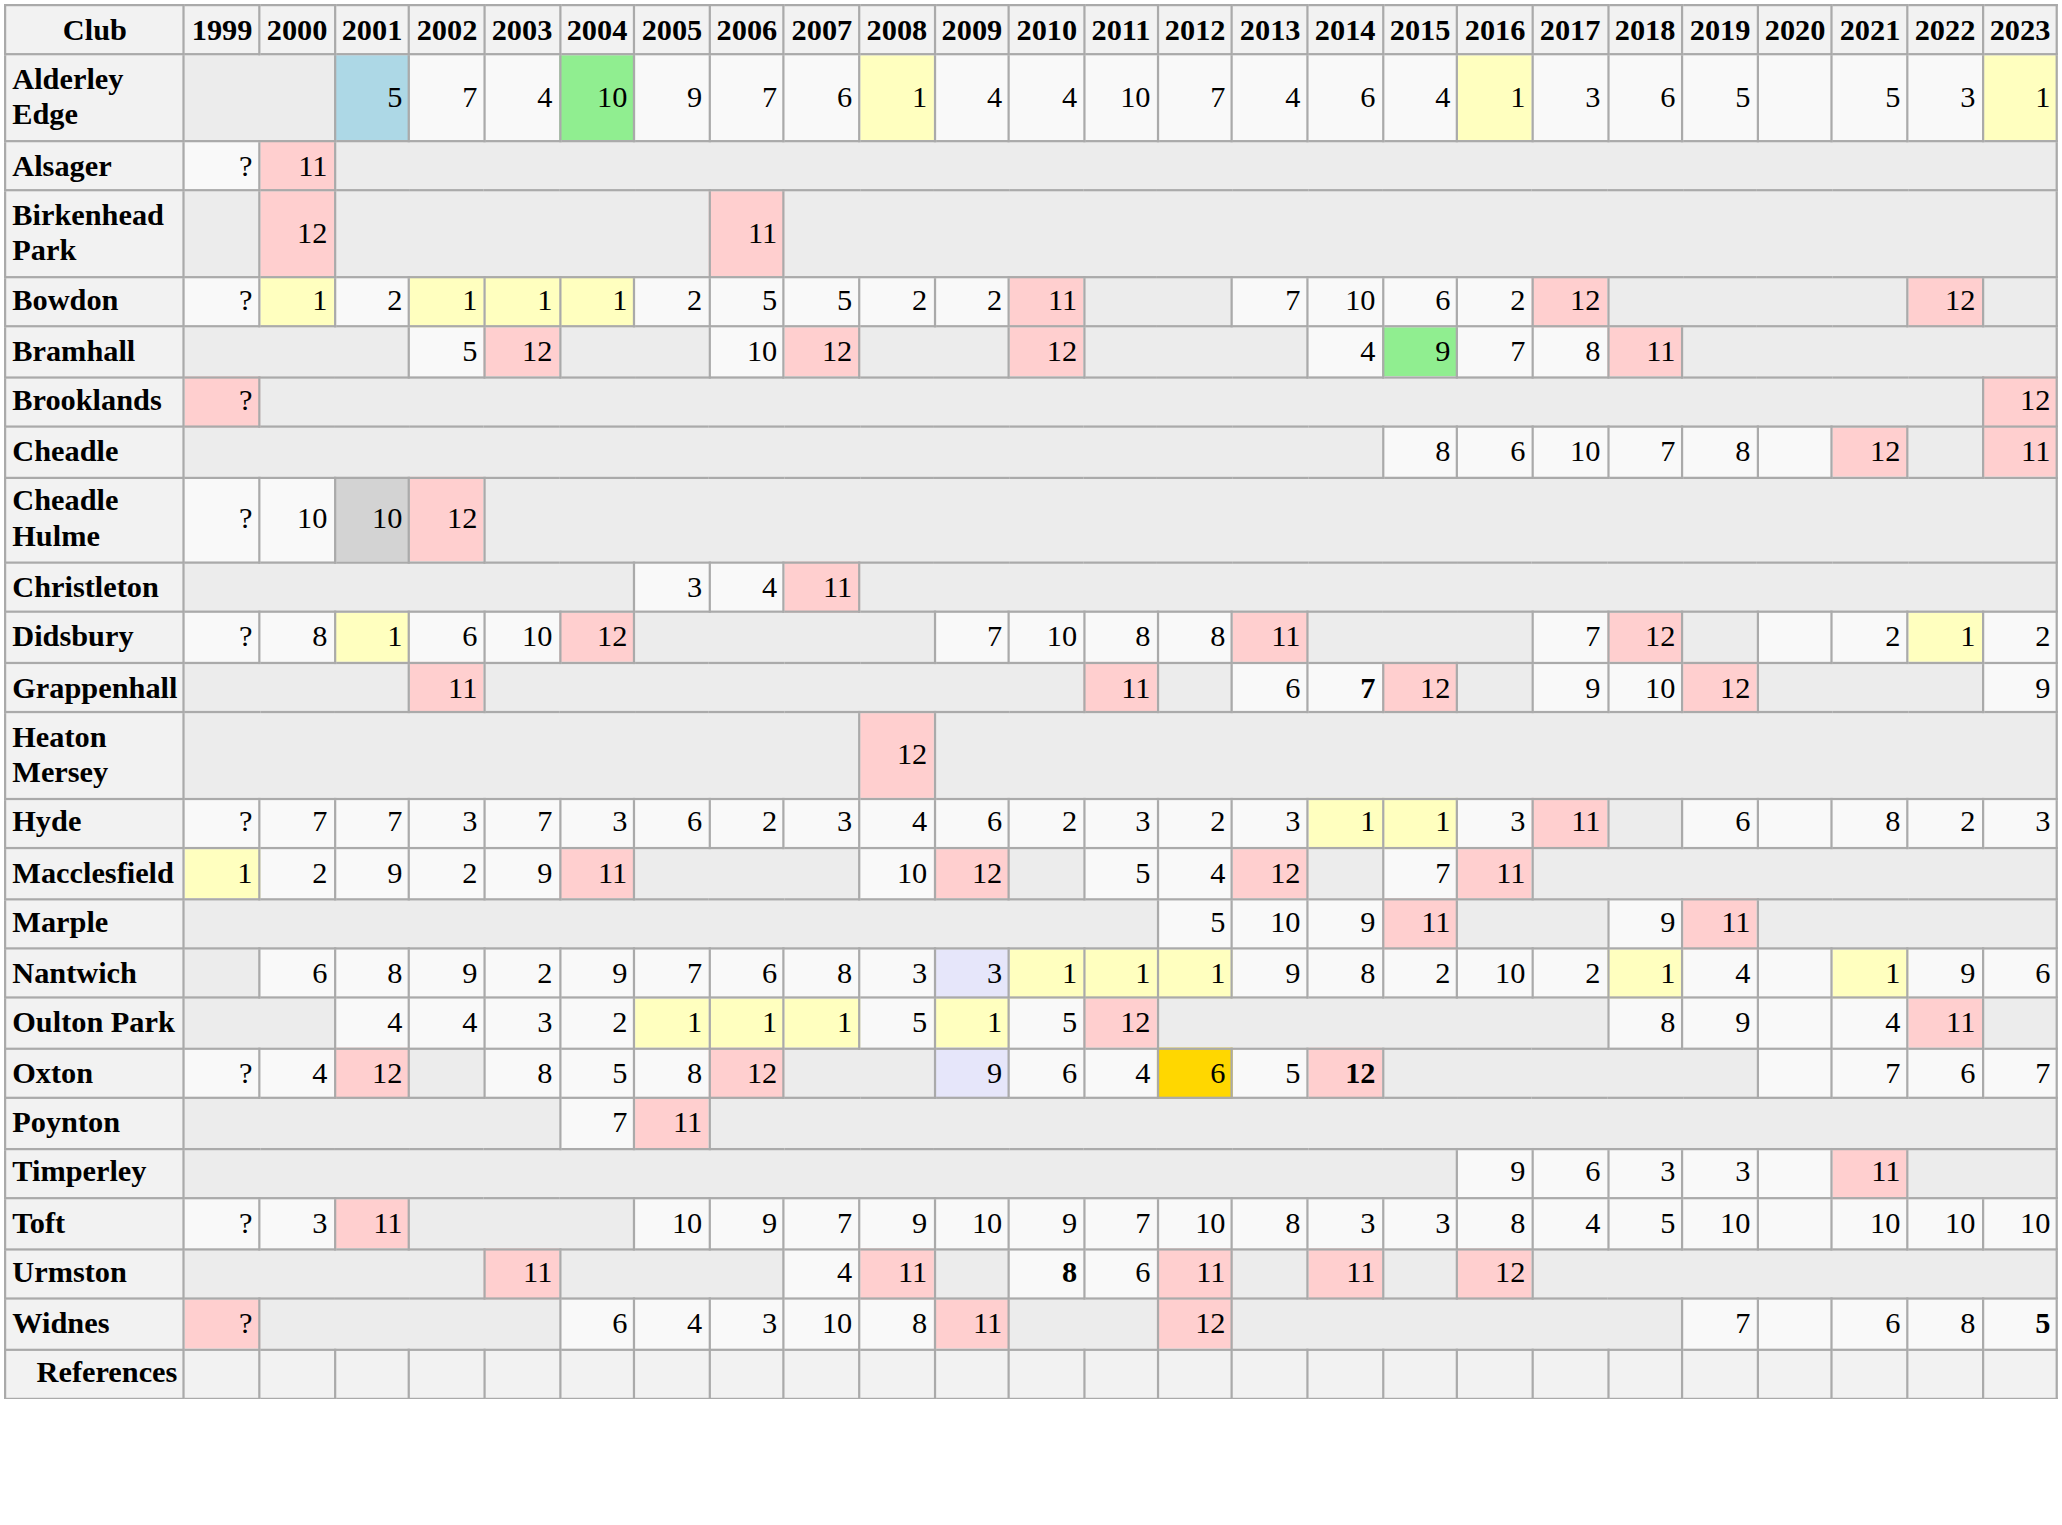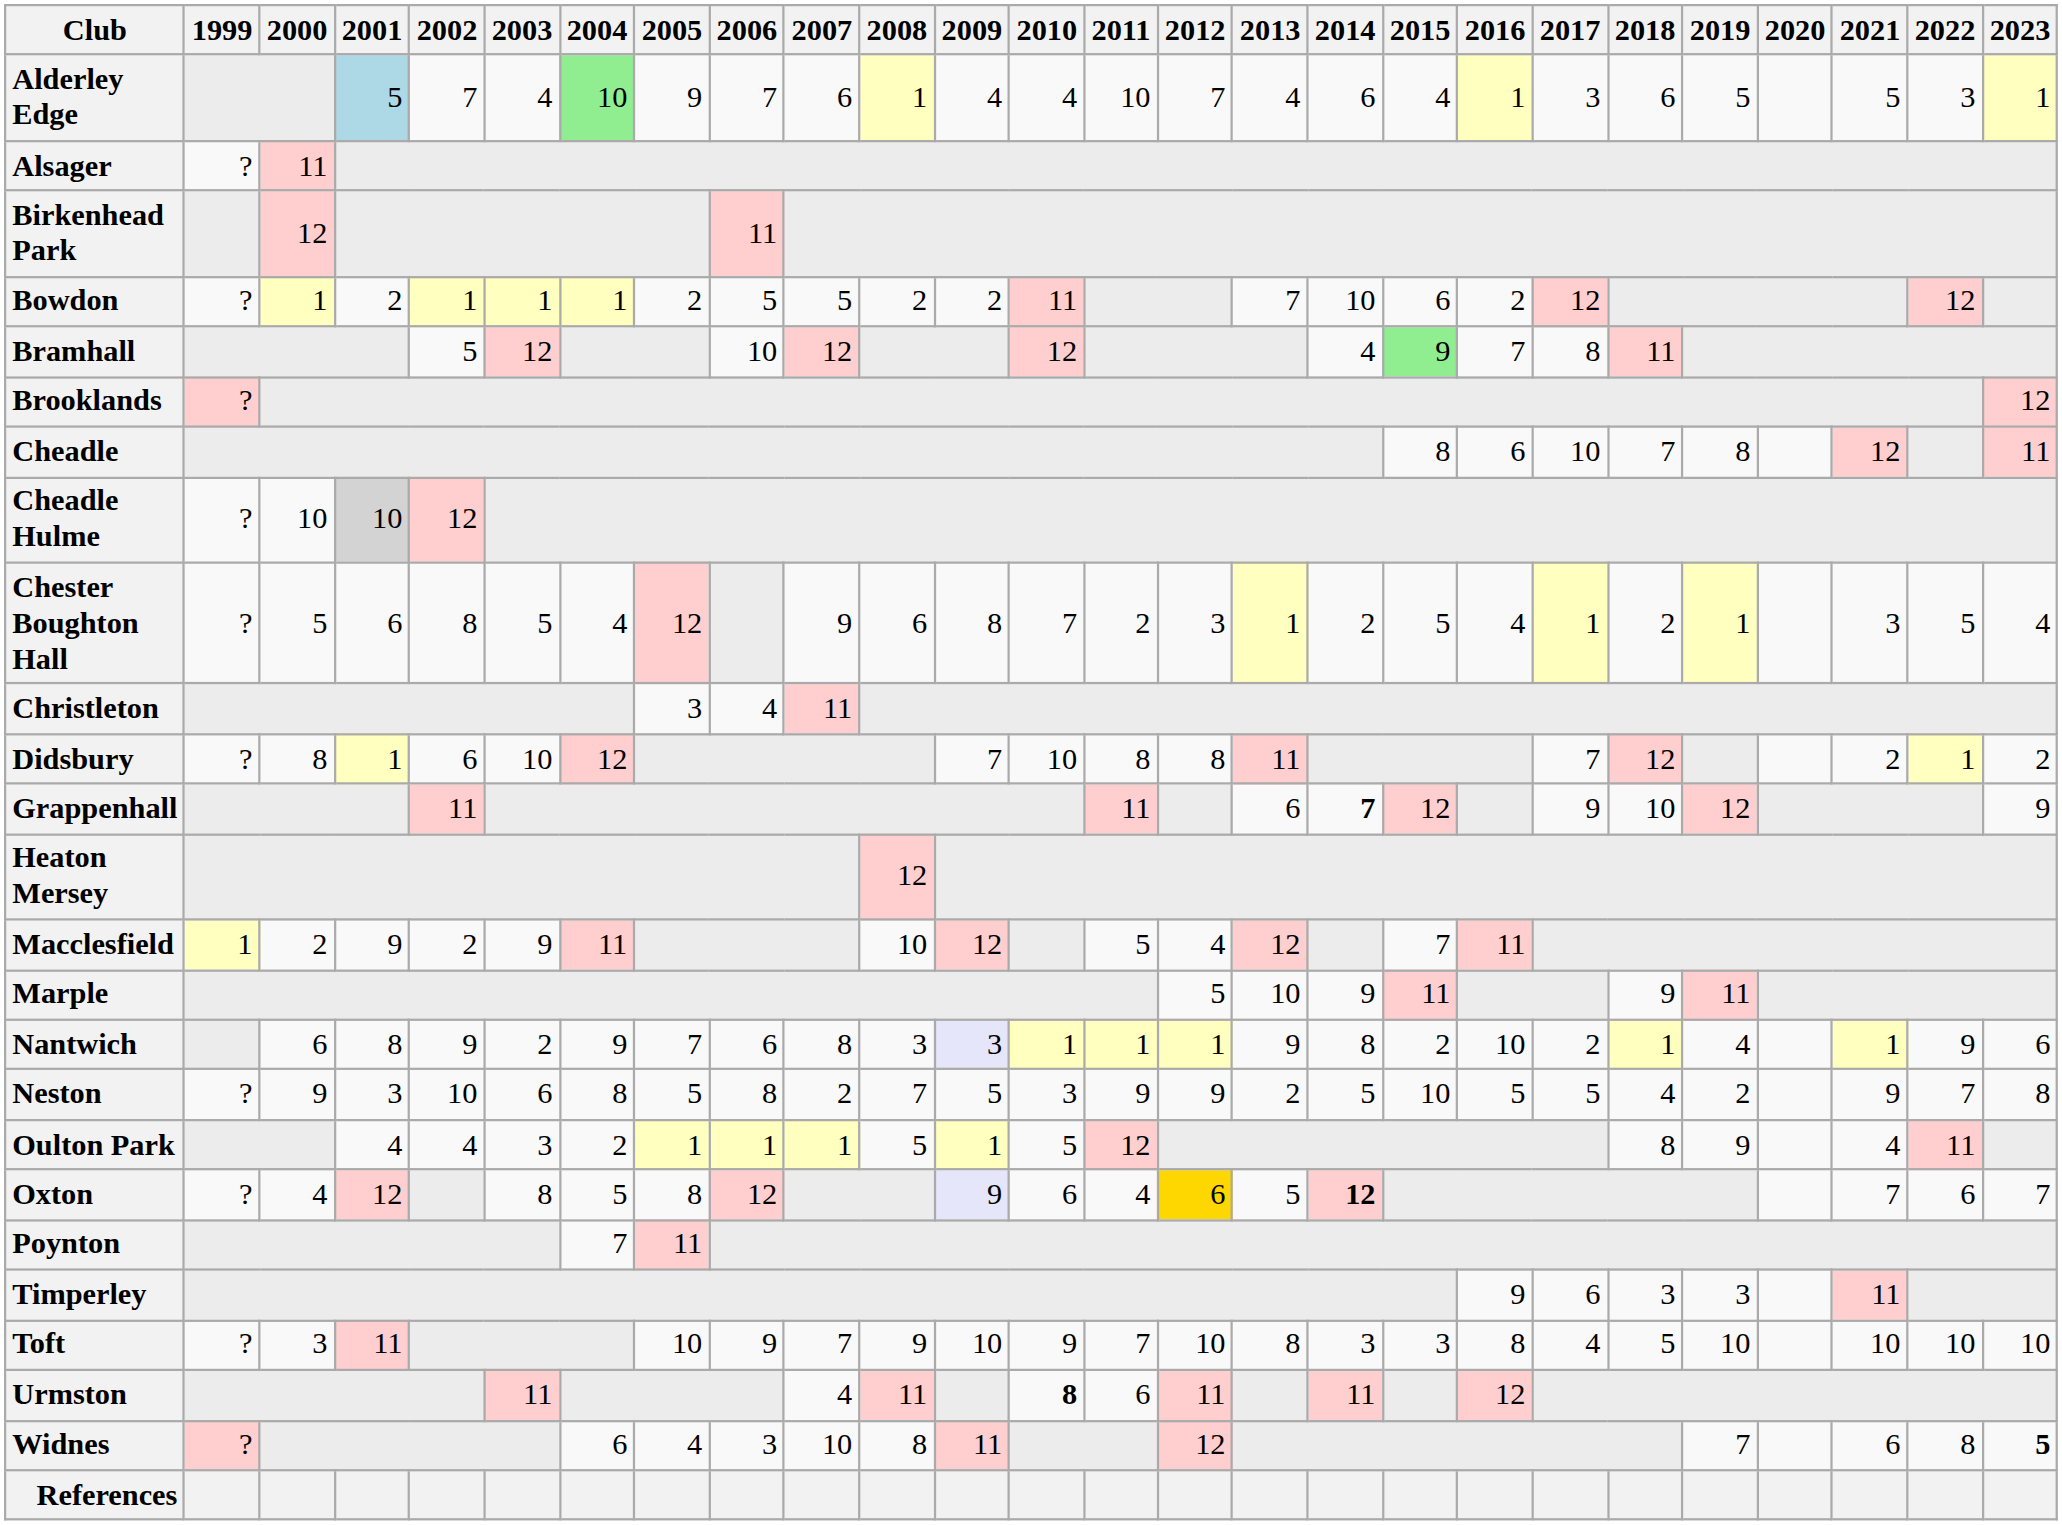+ row: (75, 622)
- row: (47, 822)
+ row: (57, 1093)
